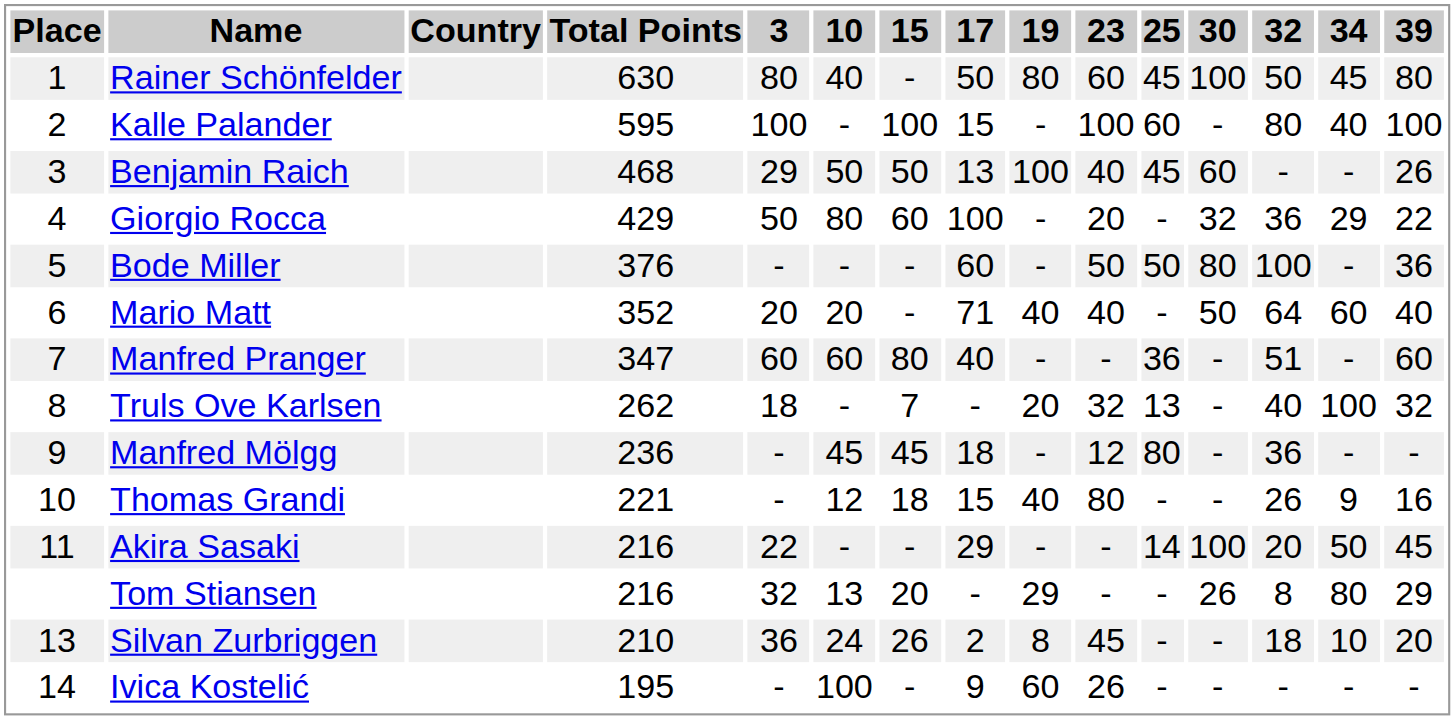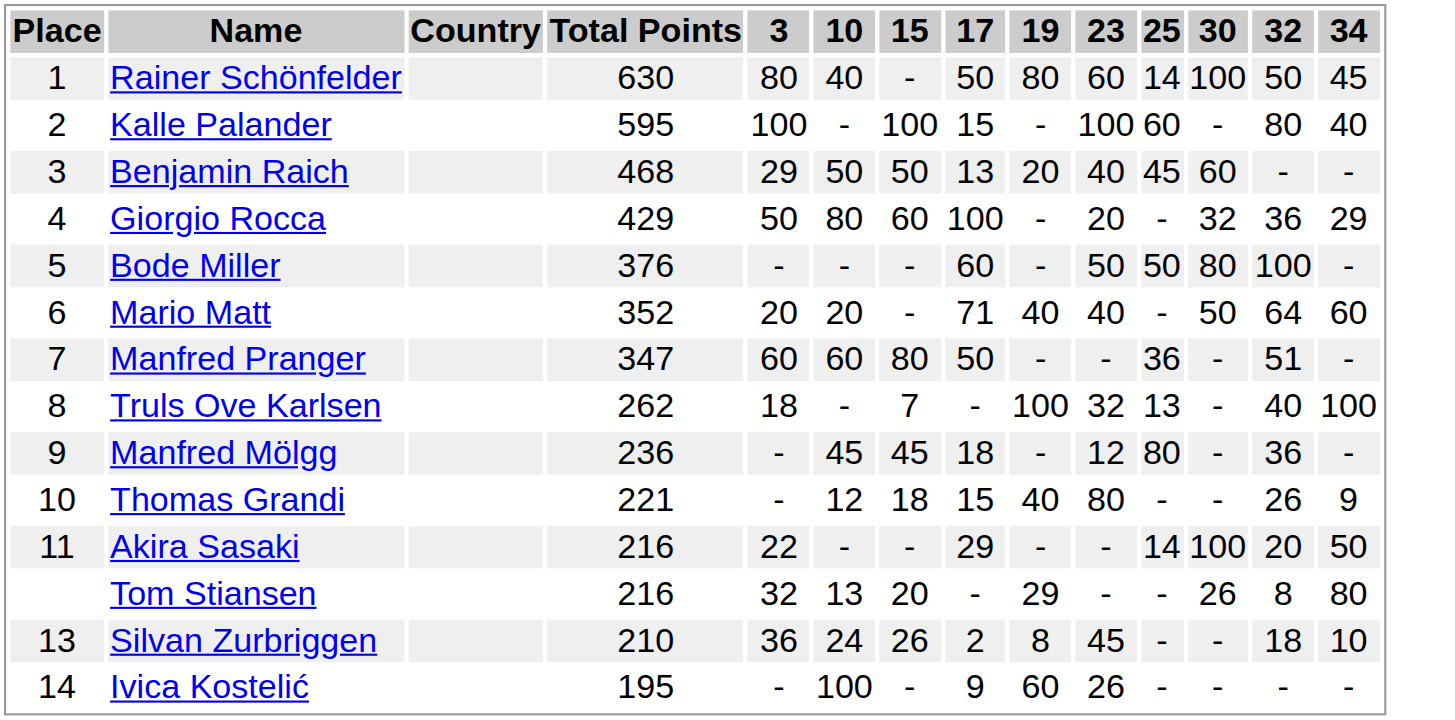- column: (1414, 31)
(1162, 77) 45 -> (1162, 77) 14
(1041, 171) 100 -> (1041, 171) 20
(975, 359) 40 -> (975, 359) 50
(1041, 406) 20 -> (1041, 406) 100
